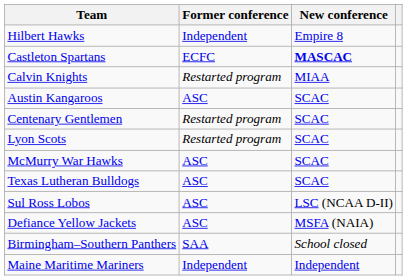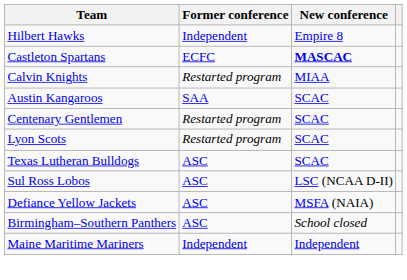(195, 98) ASC -> (195, 98) SAA
- row: (65, 160)
(195, 243) SAA -> (195, 222) ASC
